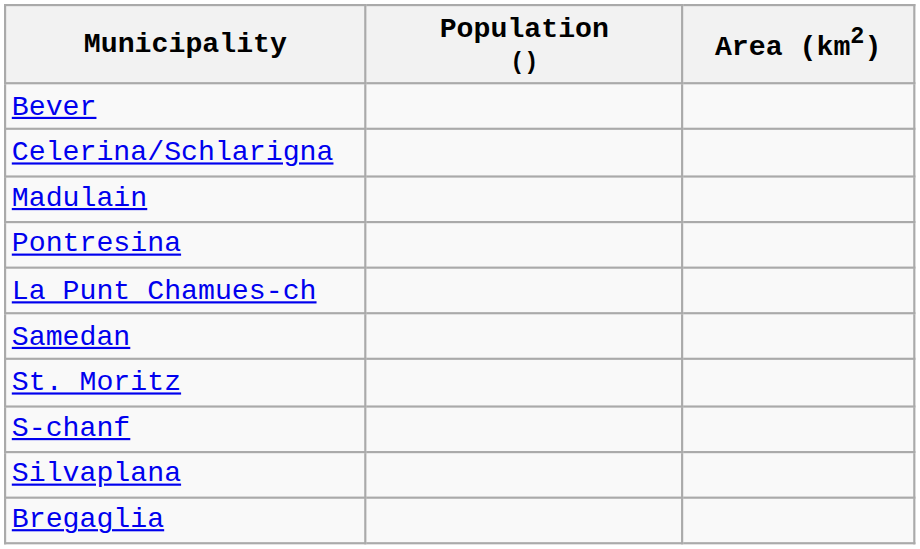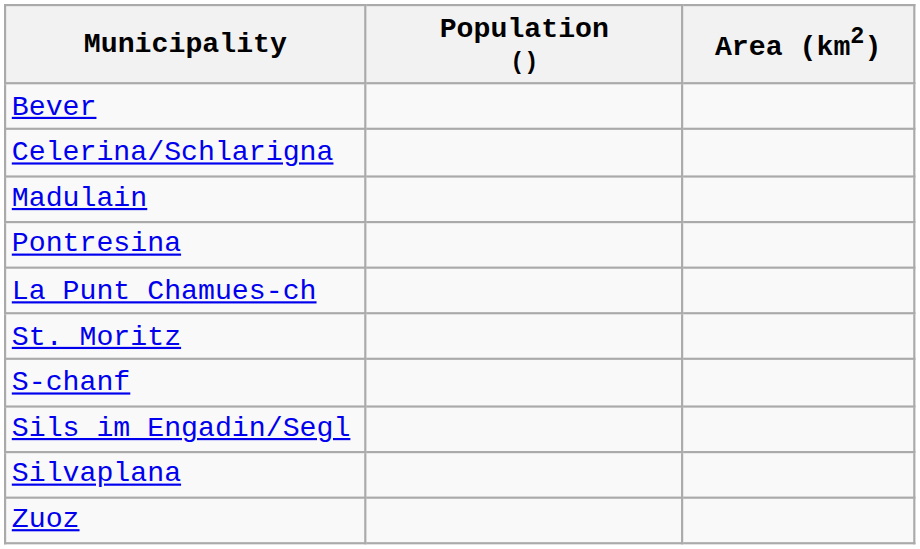- row: (71, 336)
+ row: (181, 428)
+ row: (46, 520)
- row: (88, 520)
